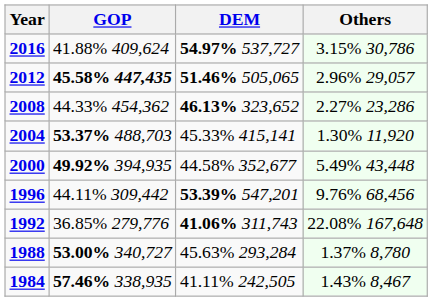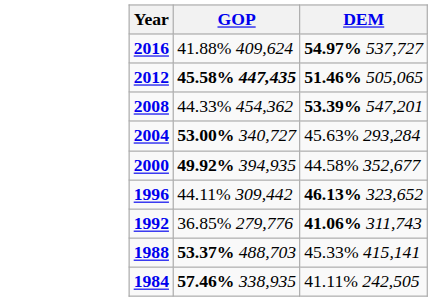- column: (365, 19)
(240, 106) 46.13% 323,652 -> (364, 106) 53.39% 547,201
(112, 135) 53.37% 488,703 -> (237, 135) 53.00% 340,727
(238, 135) 45.33% 415,141 -> (362, 135) 45.63% 293,284
(240, 194) 53.39% 547,201 -> (364, 194) 46.13% 323,652
(112, 252) 53.00% 340,727 -> (237, 252) 53.37% 488,703
(238, 252) 45.63% 293,284 -> (362, 252) 45.33% 415,141
